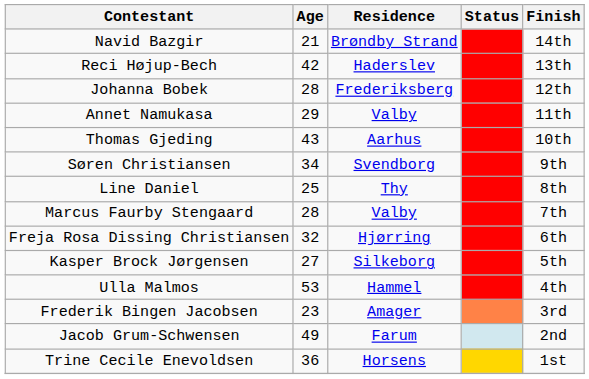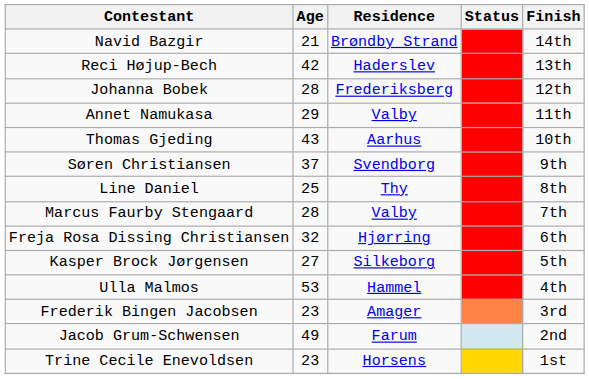(310, 164) 34 -> (310, 164) 37
(310, 361) 36 -> (310, 361) 23
